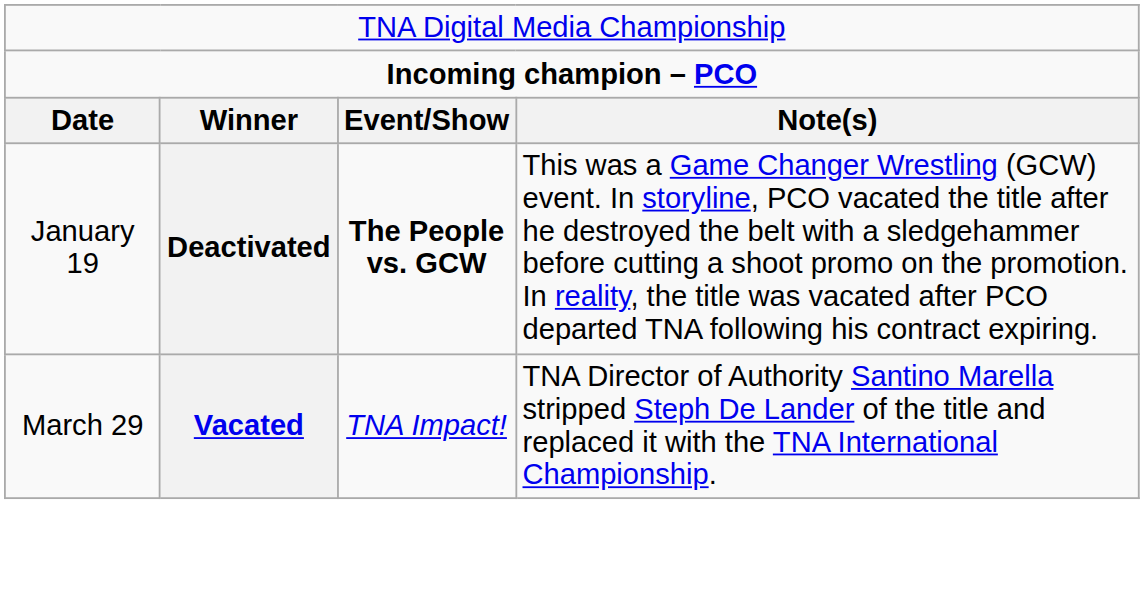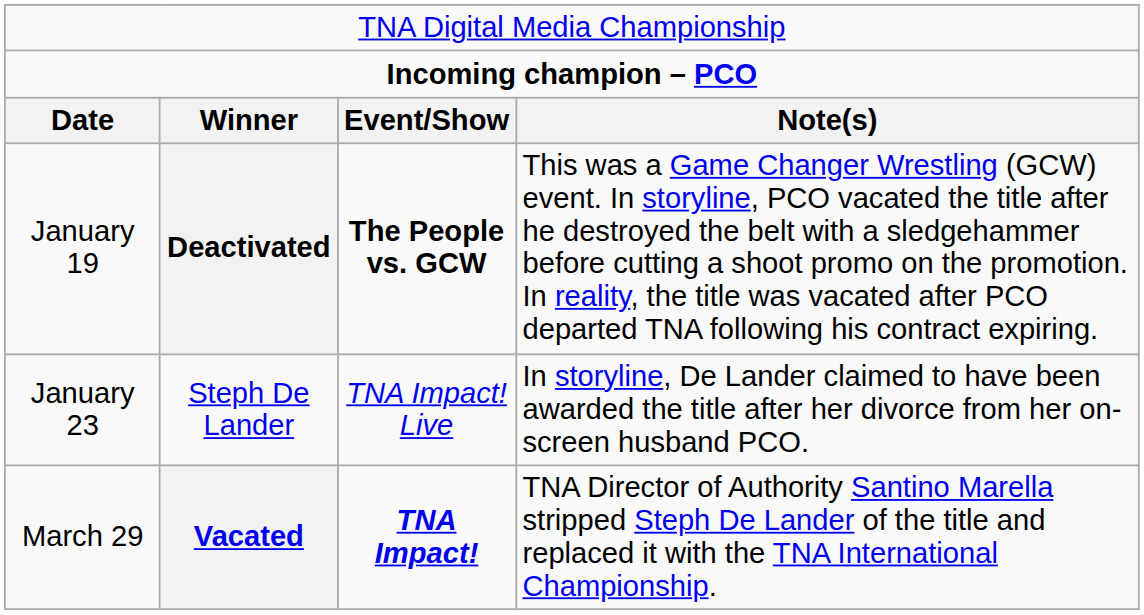+ row: (83, 408)
(427, 425) normal -> (427, 536) bold
